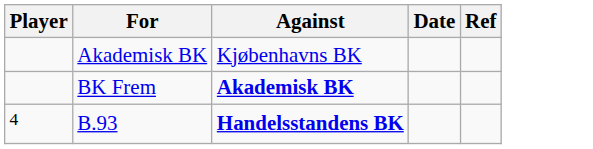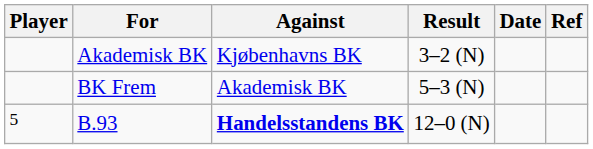+ column: (452, 21)
(285, 87) bold -> (282, 87) normal
(14, 119) 4 -> (14, 119) 5
